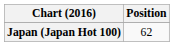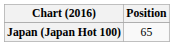(146, 32) 62 -> (146, 32) 65
